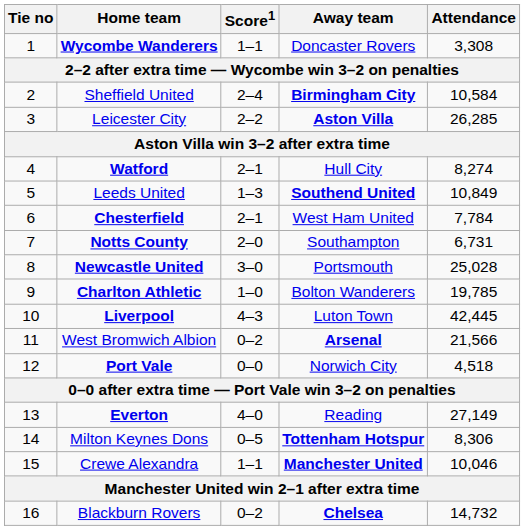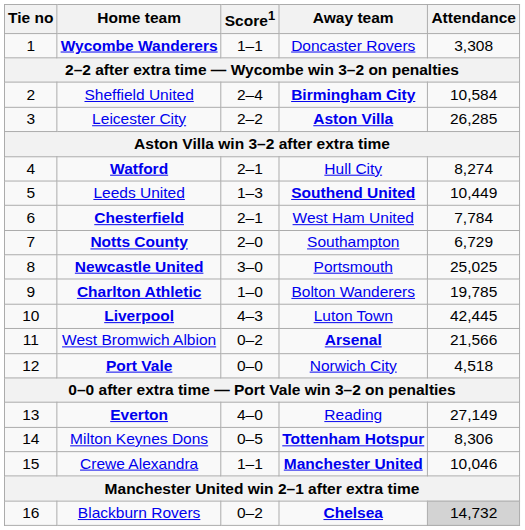(474, 193) 10,849 -> (474, 193) 10,449
(474, 242) 6,731 -> (474, 242) 6,729
(474, 267) 25,028 -> (474, 267) 25,025
(474, 513) no background -> (474, 513) lightgrey background
